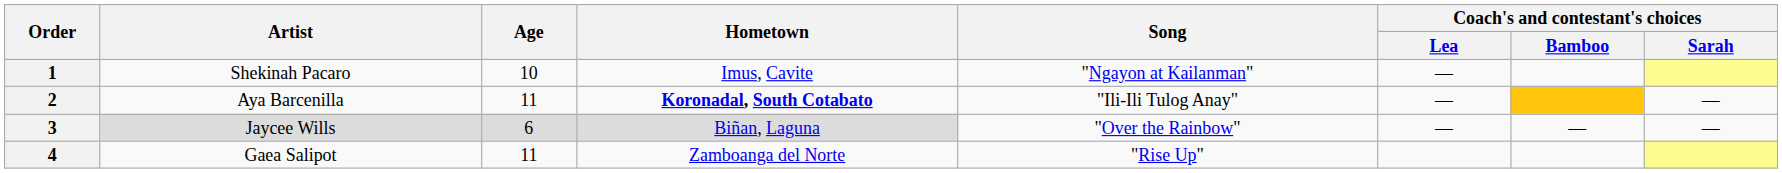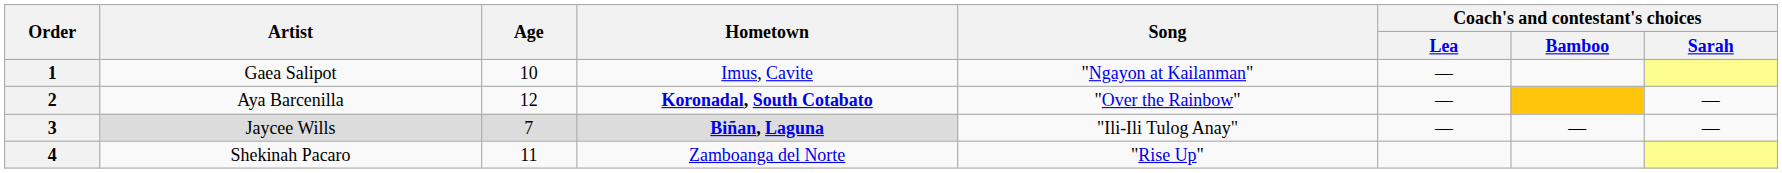(291, 73) Shekinah Pacaro -> (291, 73) Gaea Salipot
(529, 100) 11 -> (529, 100) 12
(1167, 100) "Ili-Ili Tulog Anay" -> (1167, 100) "Over the Rainbow"
(529, 127) 6 -> (529, 127) 7
(767, 127) normal -> (767, 127) bold
(1167, 127) "Over the Rainbow" -> (1167, 127) "Ili-Ili Tulog Anay"
(291, 155) Gaea Salipot -> (291, 155) Shekinah Pacaro
